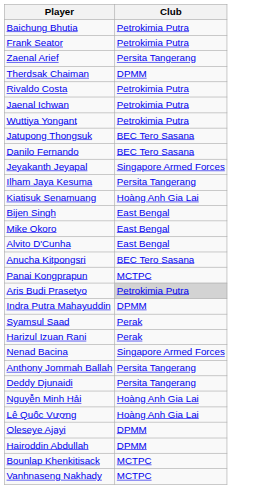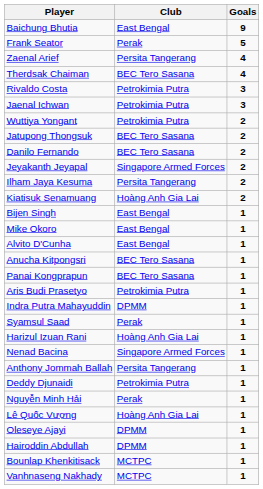+ column: (243, 12)
(153, 27) Petrokimia Putra -> (143, 27) East Bengal
(153, 43) Petrokimia Putra -> (130, 43) Perak
(132, 74) DPMM -> (156, 74) BEC Tero Sasana
(134, 275) MCTPC -> (156, 275) BEC Tero Sasana
(153, 290) lightgrey background -> (153, 290) no background
(130, 337) Perak -> (158, 337) Hoàng Anh Gia Lai
(156, 383) Persita Tangerang -> (153, 383) Petrokimia Putra
(158, 399) Hoàng Anh Gia Lai -> (130, 399) Perak
